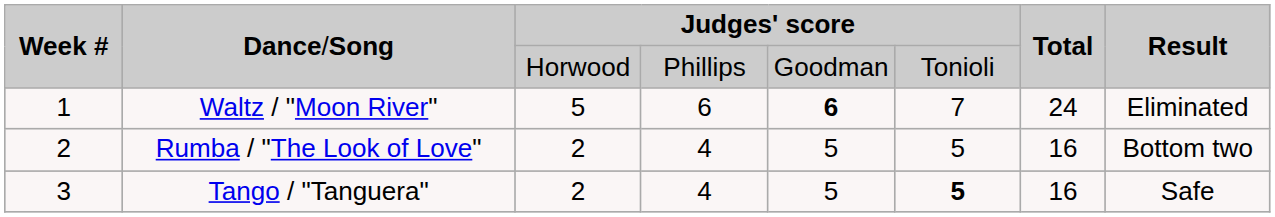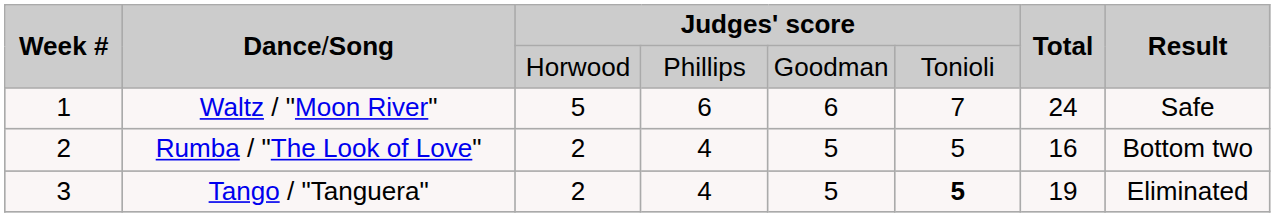(831, 107) bold -> (831, 107) normal
(1188, 107) Eliminated -> (1188, 107) Safe
(1063, 190) 16 -> (1063, 190) 19
(1188, 190) Safe -> (1188, 190) Eliminated
